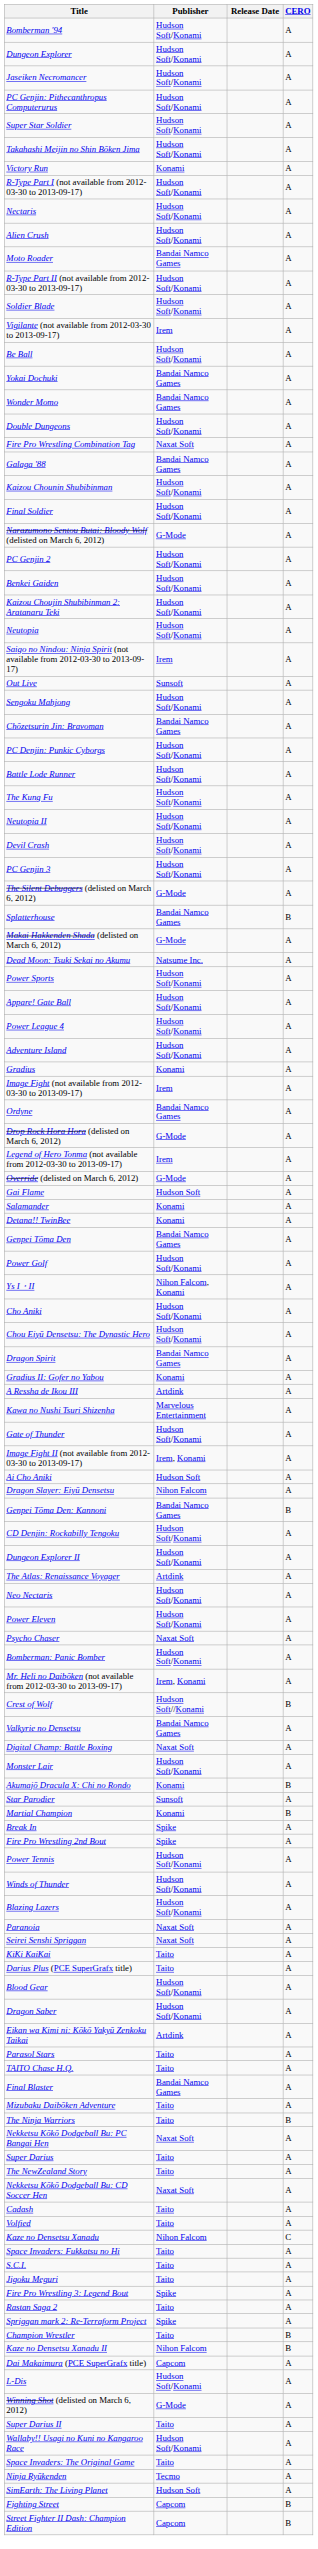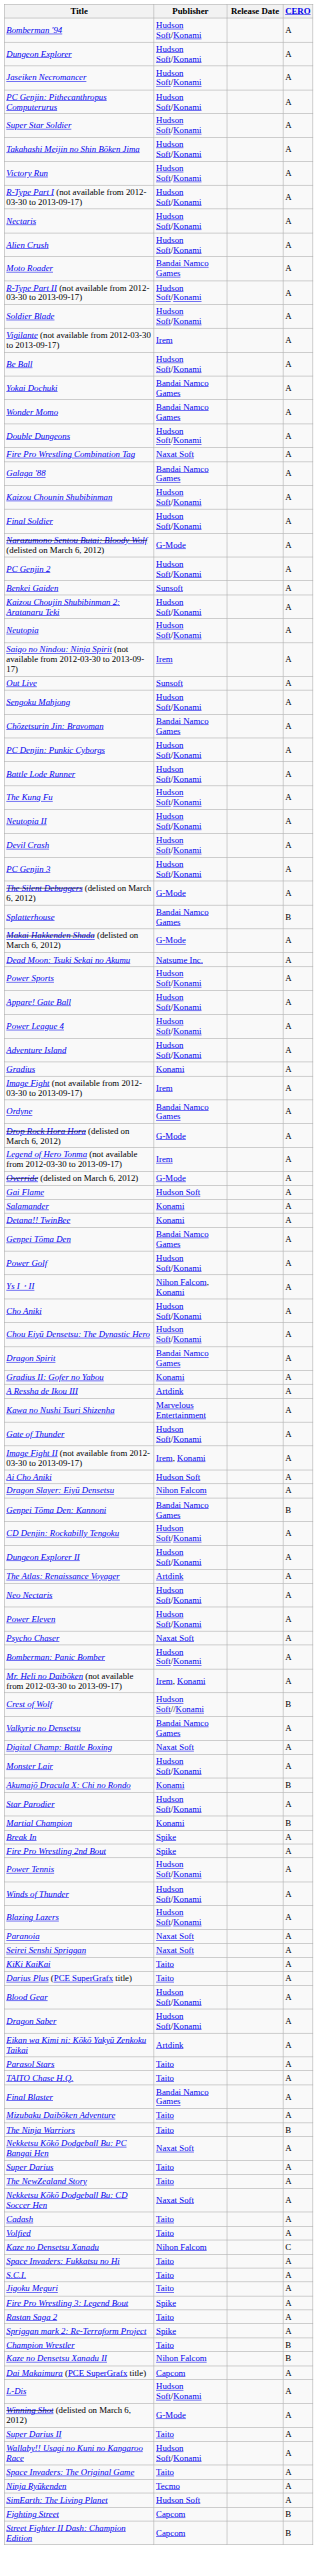(170, 168) Konami -> (179, 173) Hudson Soft/Konami
(179, 583) Hudson Soft/Konami -> (170, 588) Sunsoft
(170, 1799) Sunsoft -> (179, 1804) Hudson Soft/Konami
